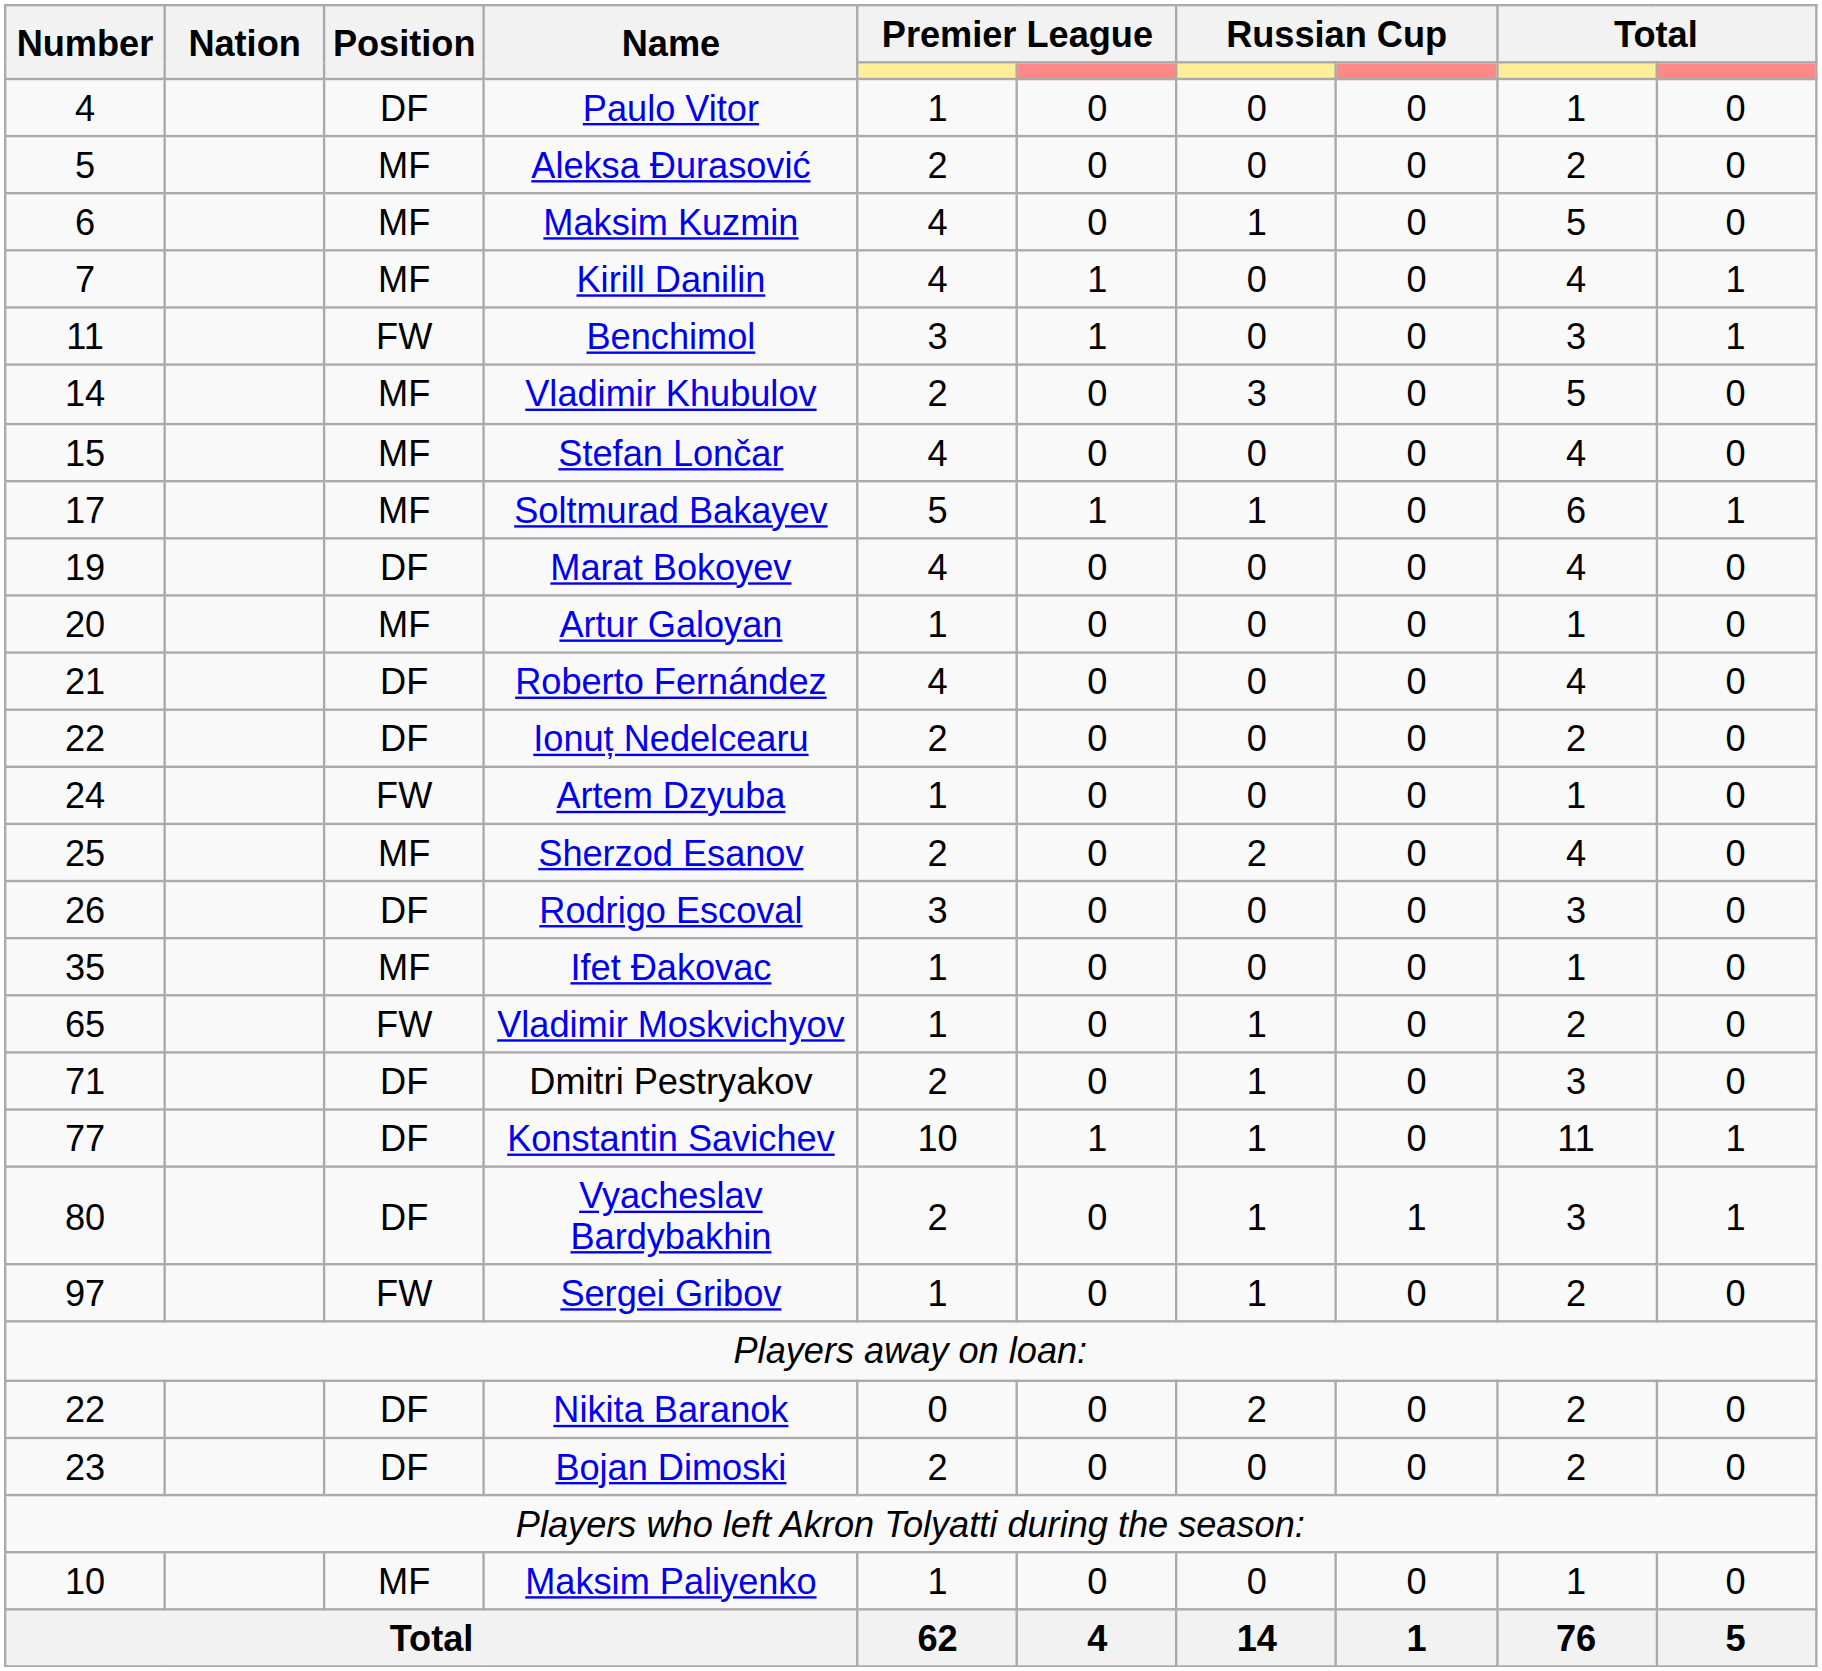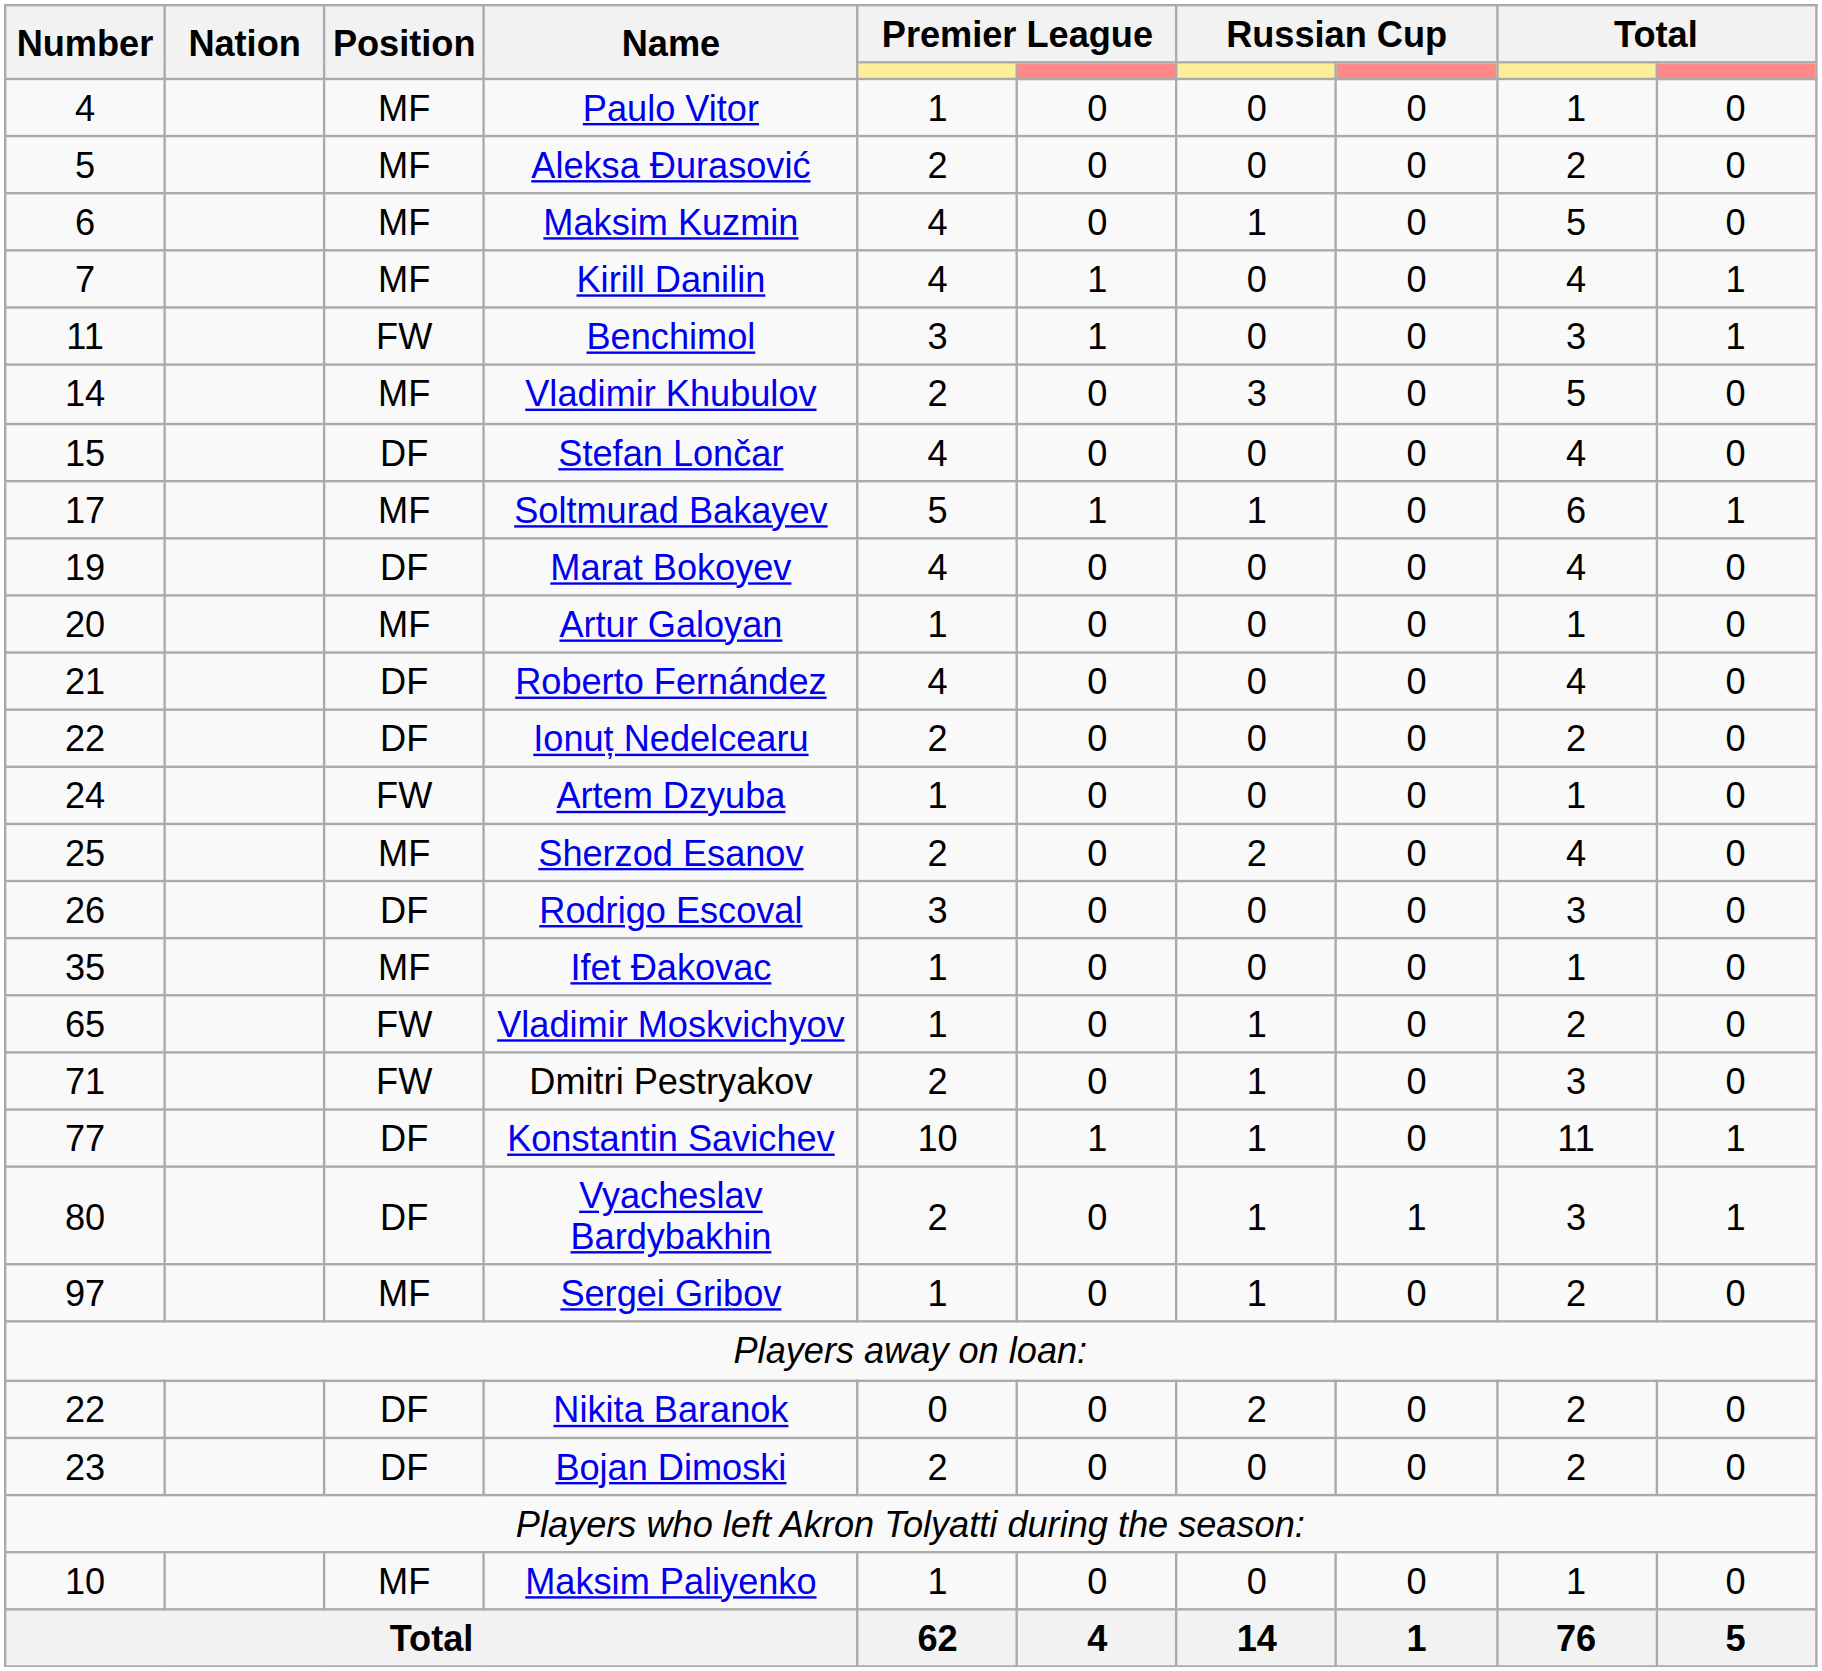(404, 108) DF -> (404, 108) MF
(404, 452) MF -> (404, 452) DF
(404, 1082) DF -> (404, 1082) FW
(404, 1294) FW -> (404, 1294) MF
